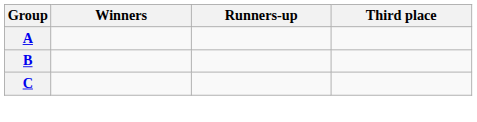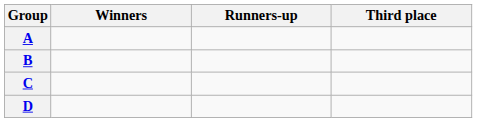+ row: (28, 106)
